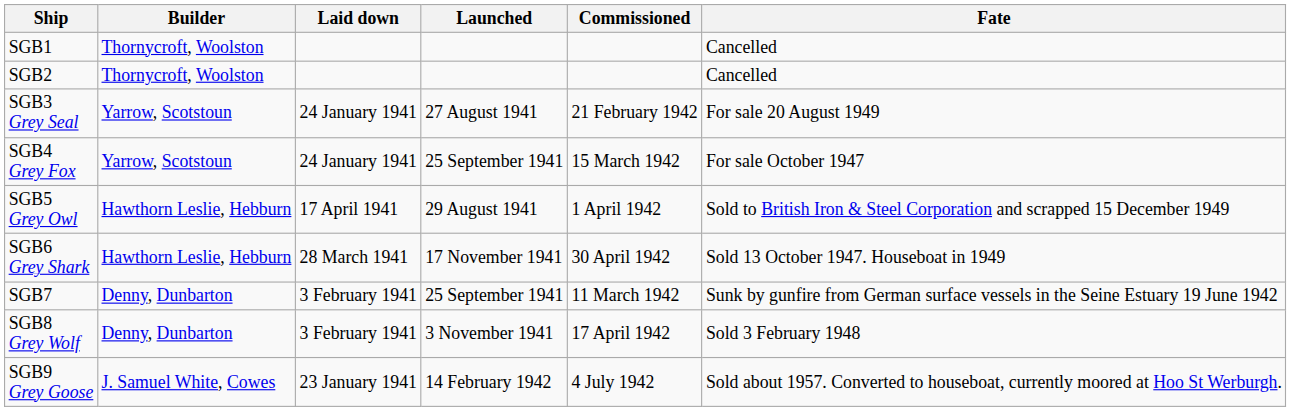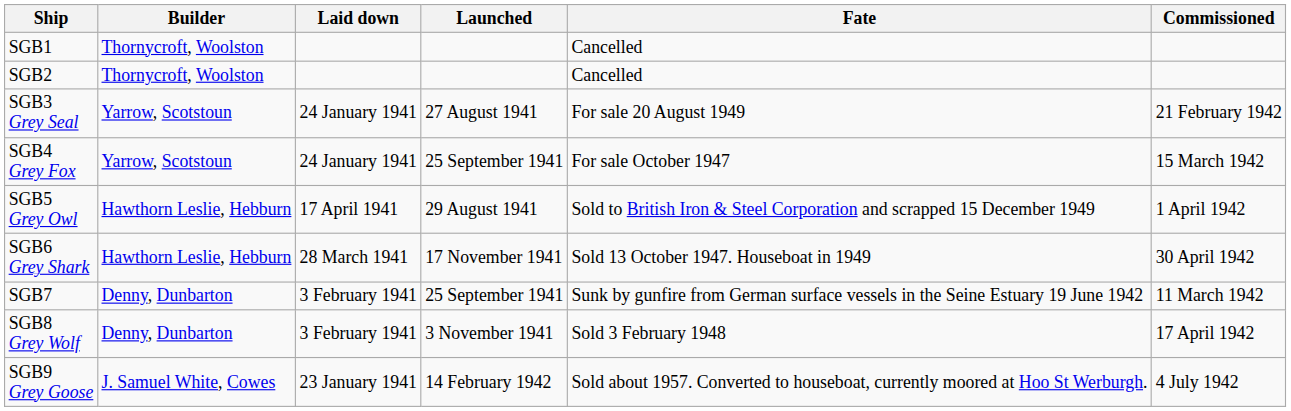columns swapped: (635, 18) <-> (994, 18)
